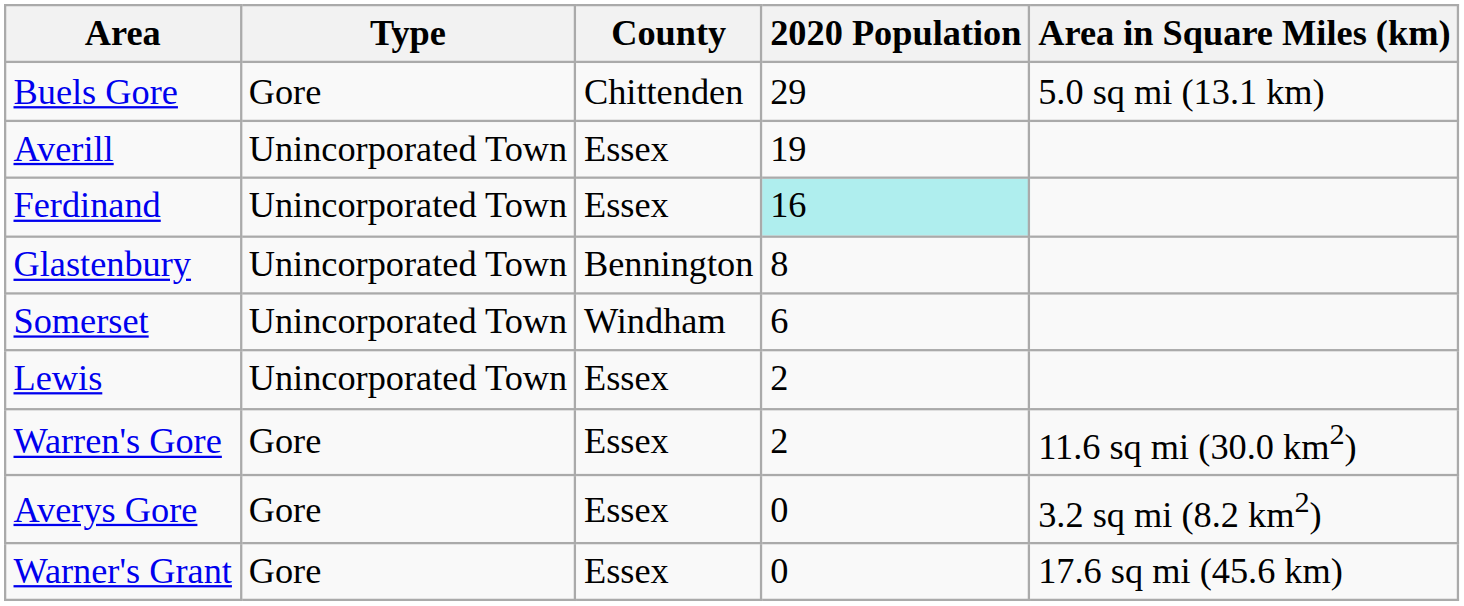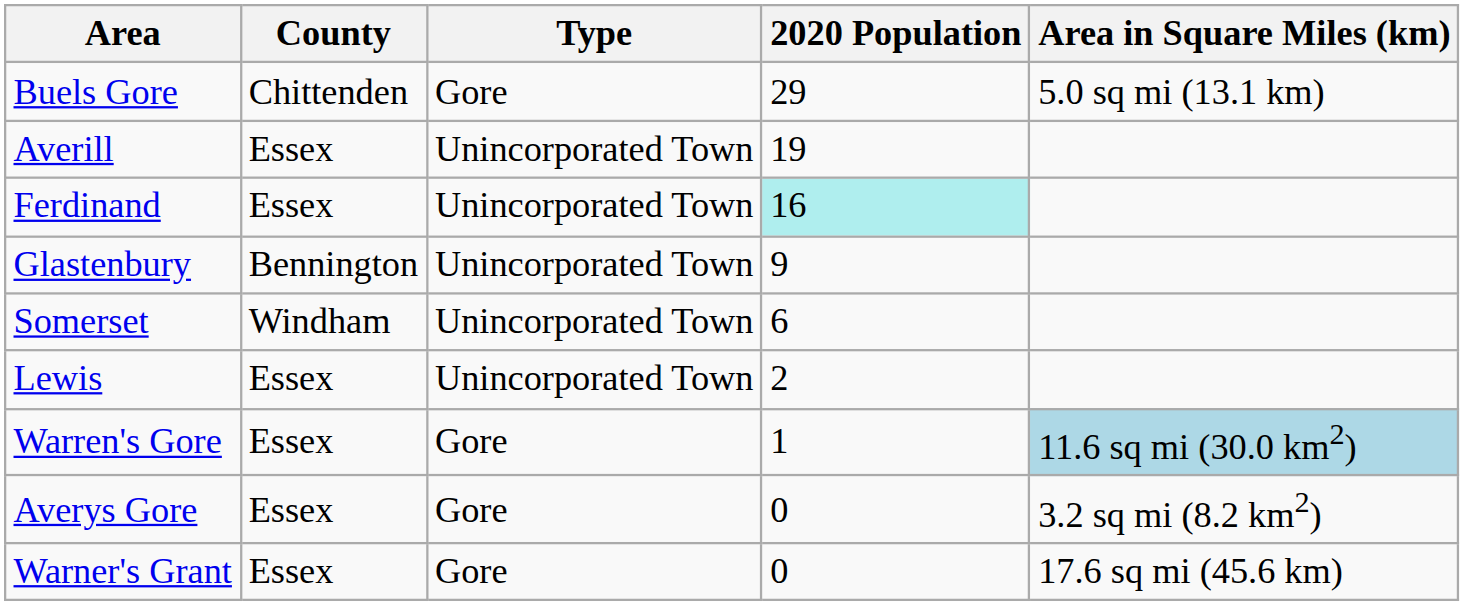columns swapped: (408, 33) <-> (669, 33)
(779, 263) 8 -> (779, 263) 9
(779, 441) 2 -> (779, 441) 1
(1197, 441) no background -> (1197, 441) lightblue background
